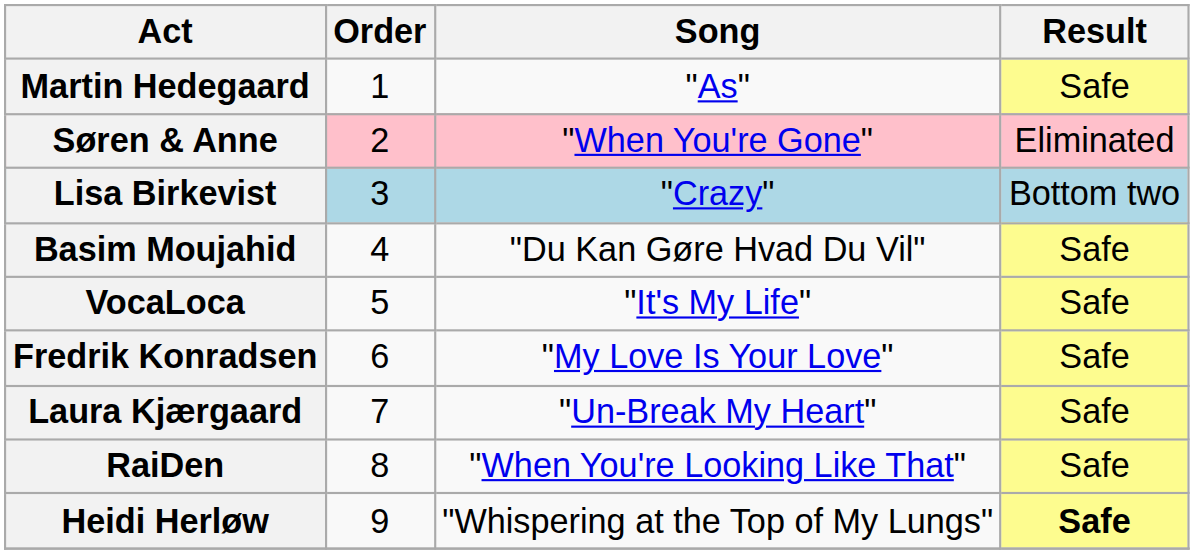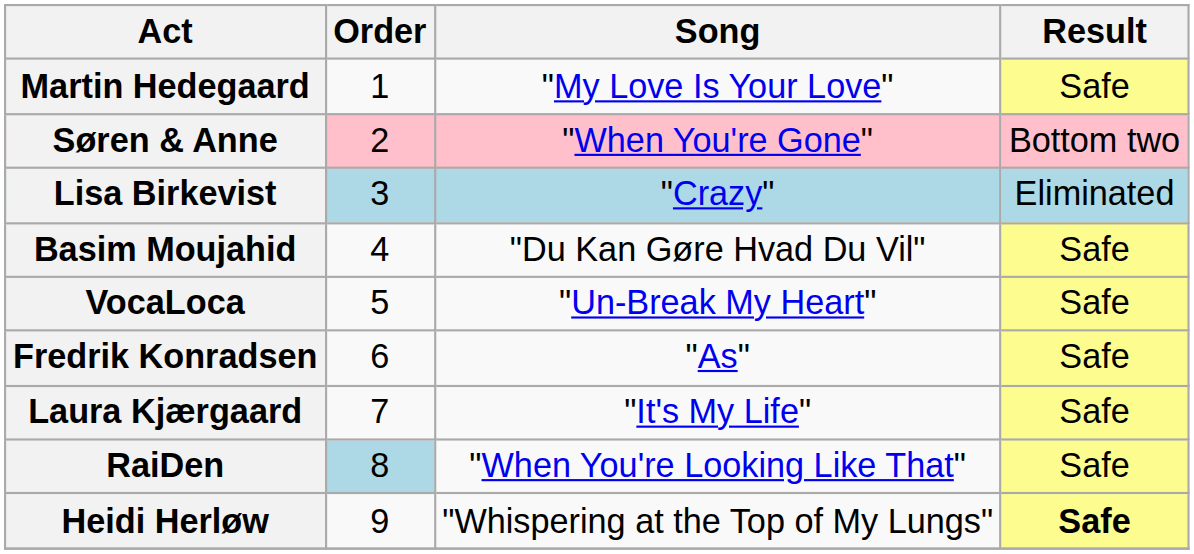(718, 85) "As" -> (718, 85) "My Love Is Your Love"
(1095, 140) Eliminated -> (1095, 140) Bottom two
(1095, 194) Bottom two -> (1095, 194) Eliminated
(718, 303) "It's My Life" -> (718, 303) "Un-Break My Heart"
(718, 357) "My Love Is Your Love" -> (718, 357) "As"
(718, 411) "Un-Break My Heart" -> (718, 411) "It's My Life"
(380, 466) no background -> (380, 466) lightblue background
